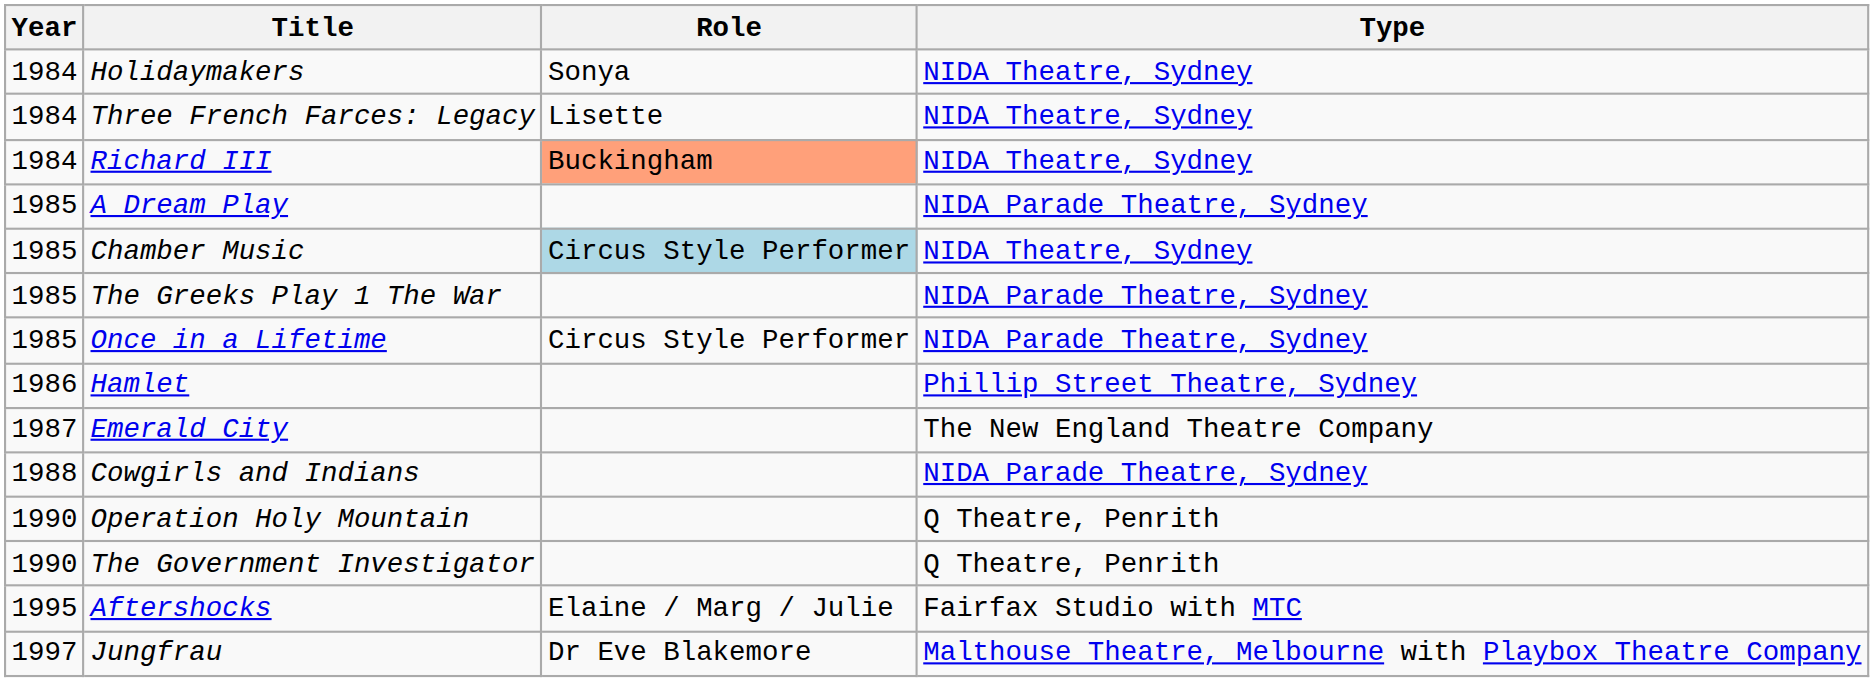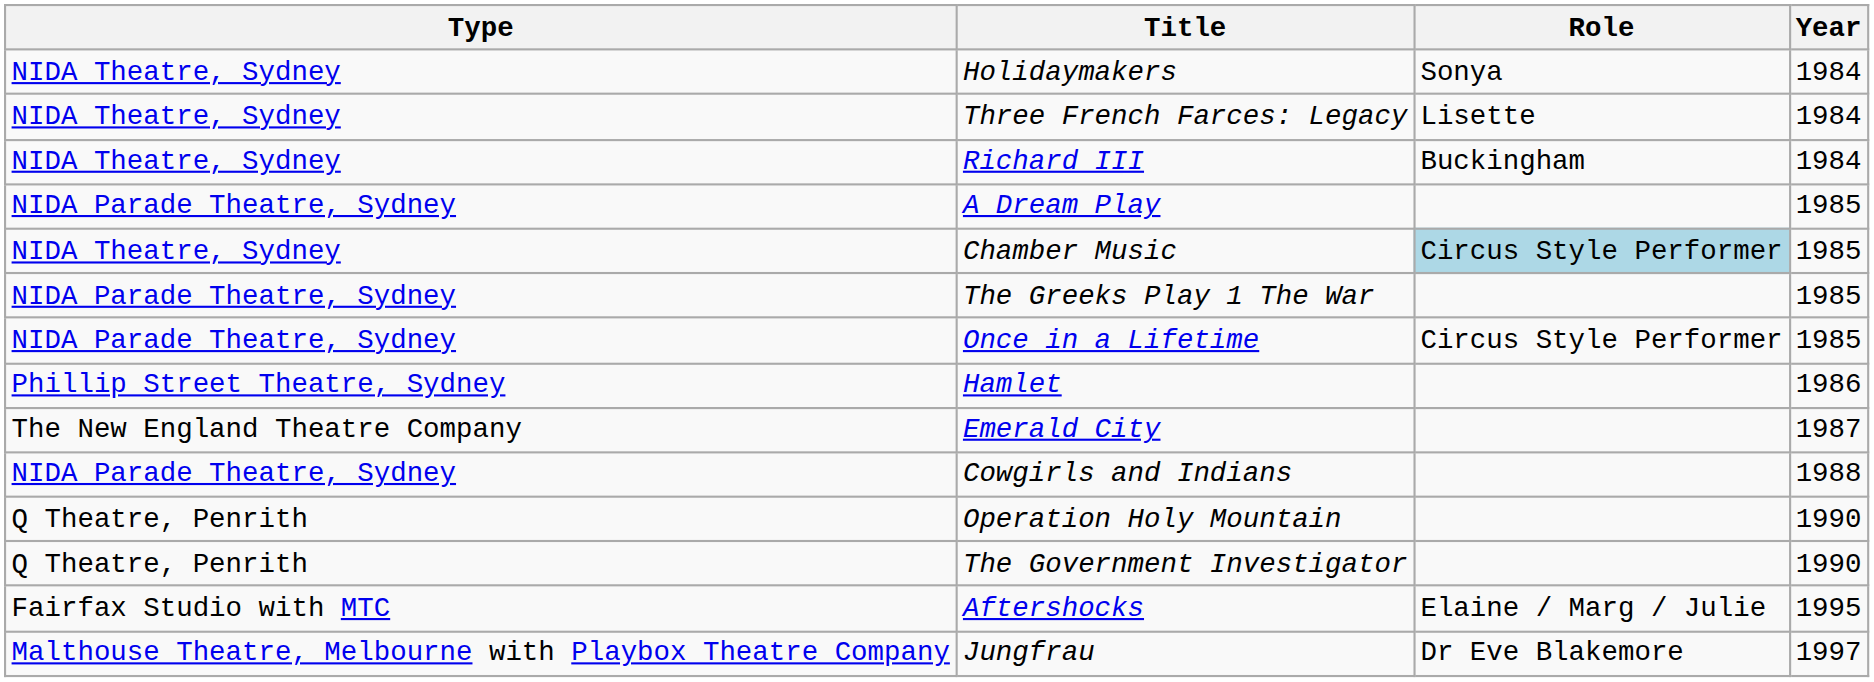columns swapped: (45, 27) <-> (1392, 27)
(630, 162) lightsalmon background -> (1503, 162) no background
